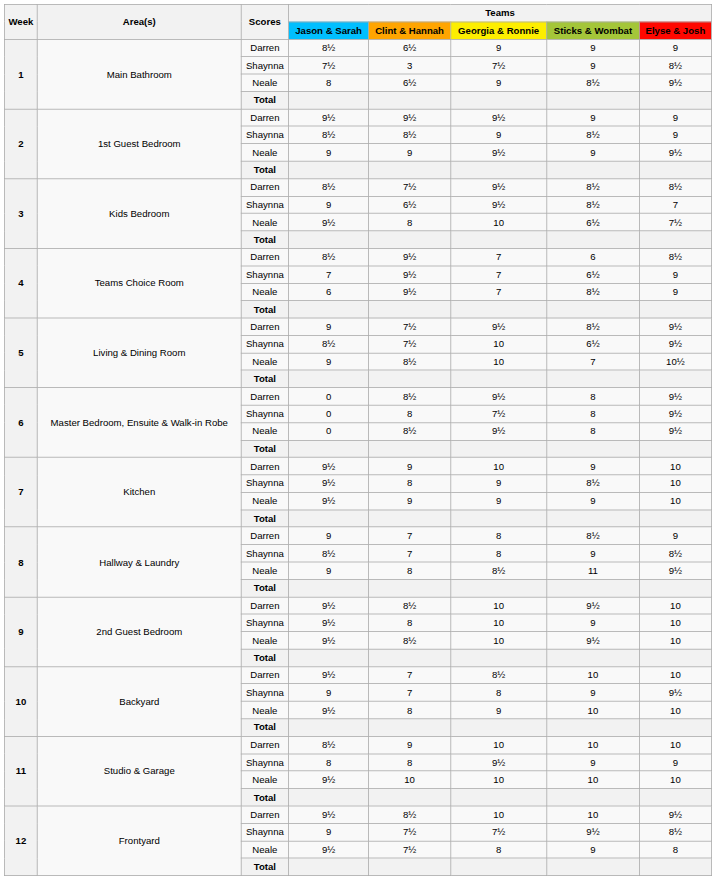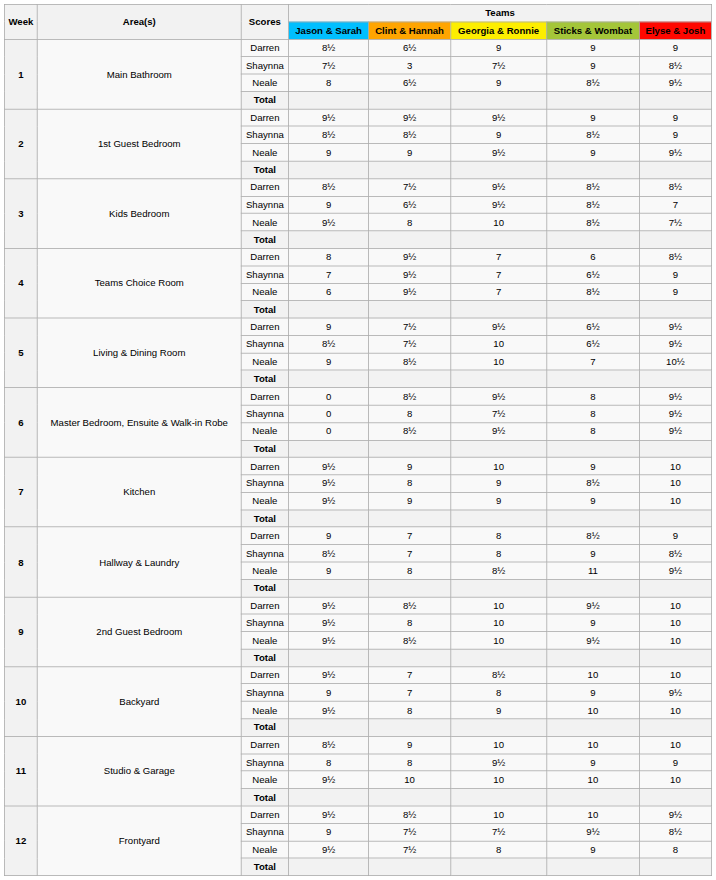(593, 222) 6½ -> (593, 222) 8½
(329, 257) 8½ -> (329, 257) 8
(593, 327) 8½ -> (593, 327) 6½
